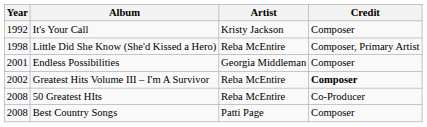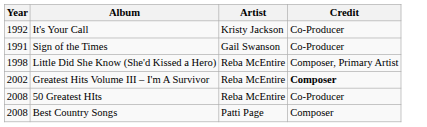(333, 29) Composer -> (317, 29) Co-Producer
+ row: (70, 46)
- row: (76, 63)
